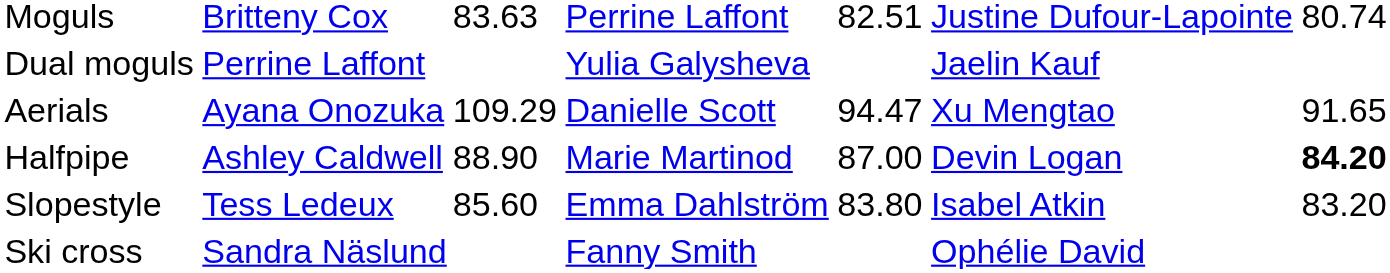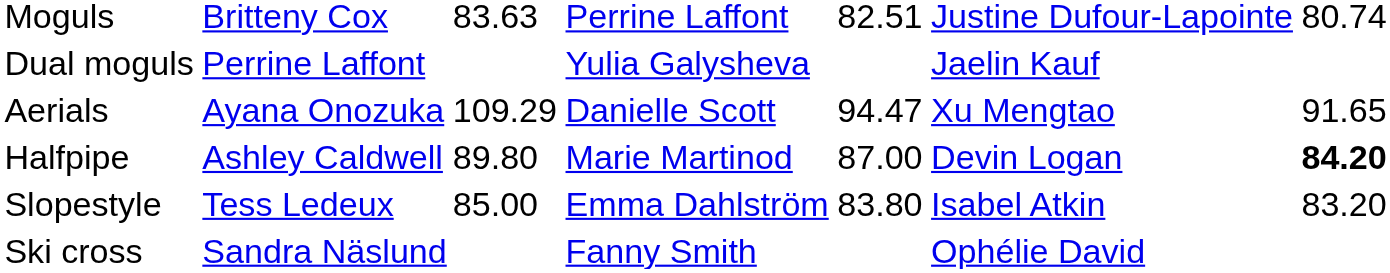(495, 157) 88.90 -> (495, 157) 89.80
(495, 204) 85.60 -> (495, 204) 85.00
